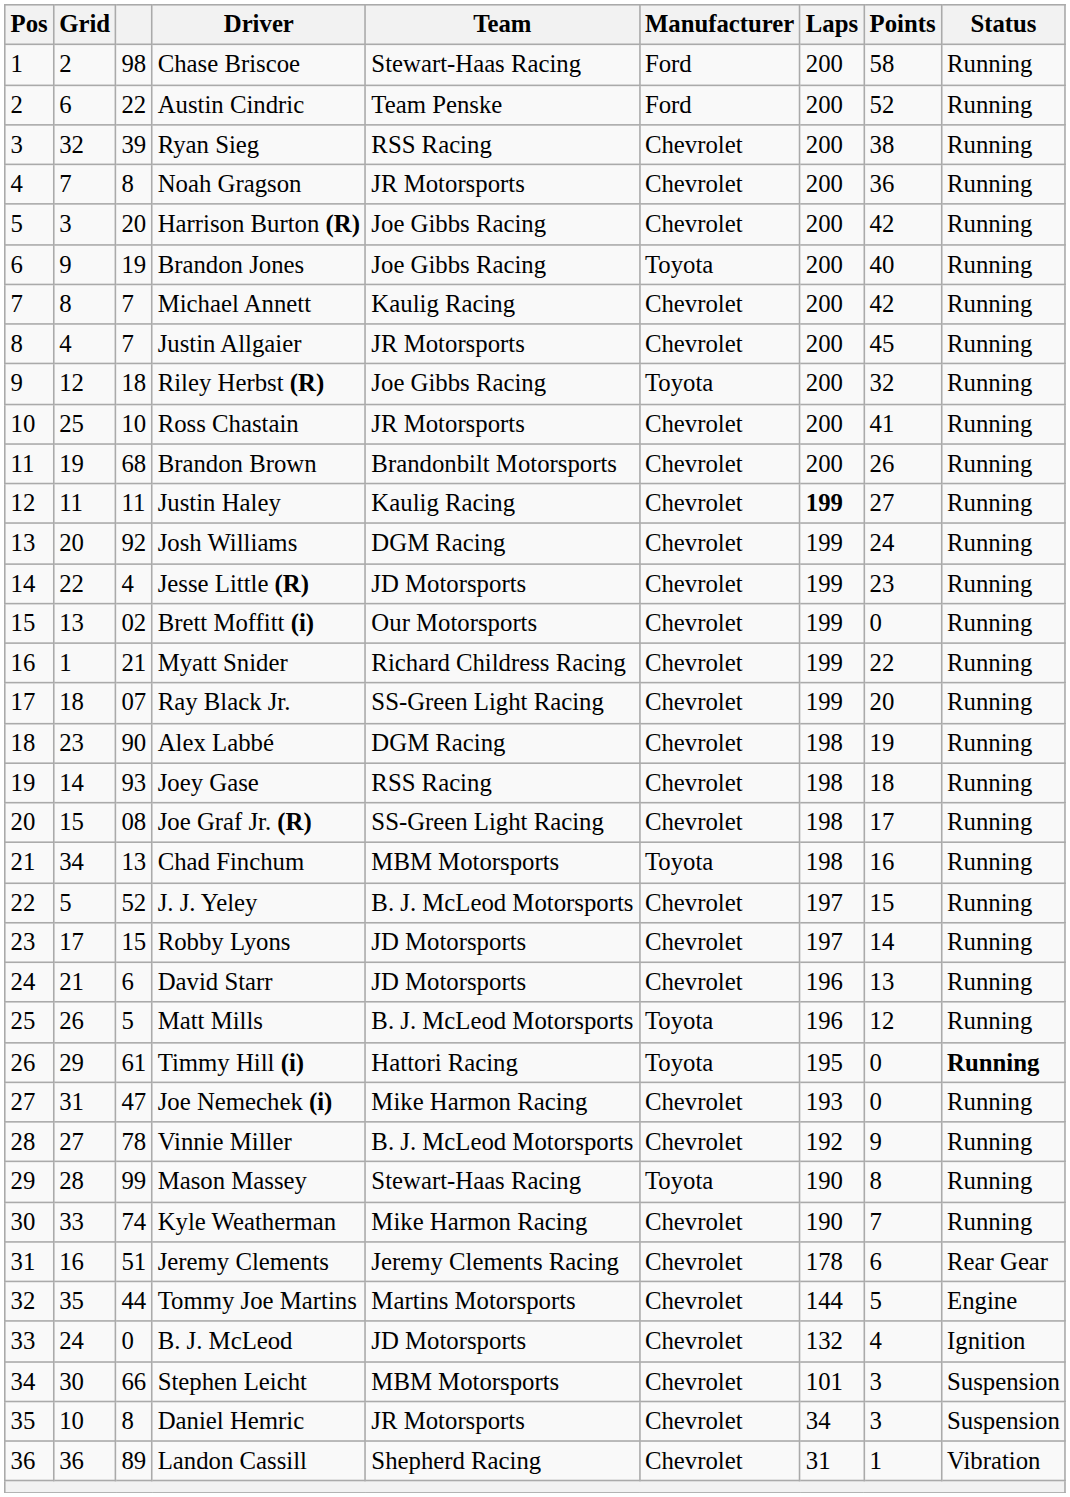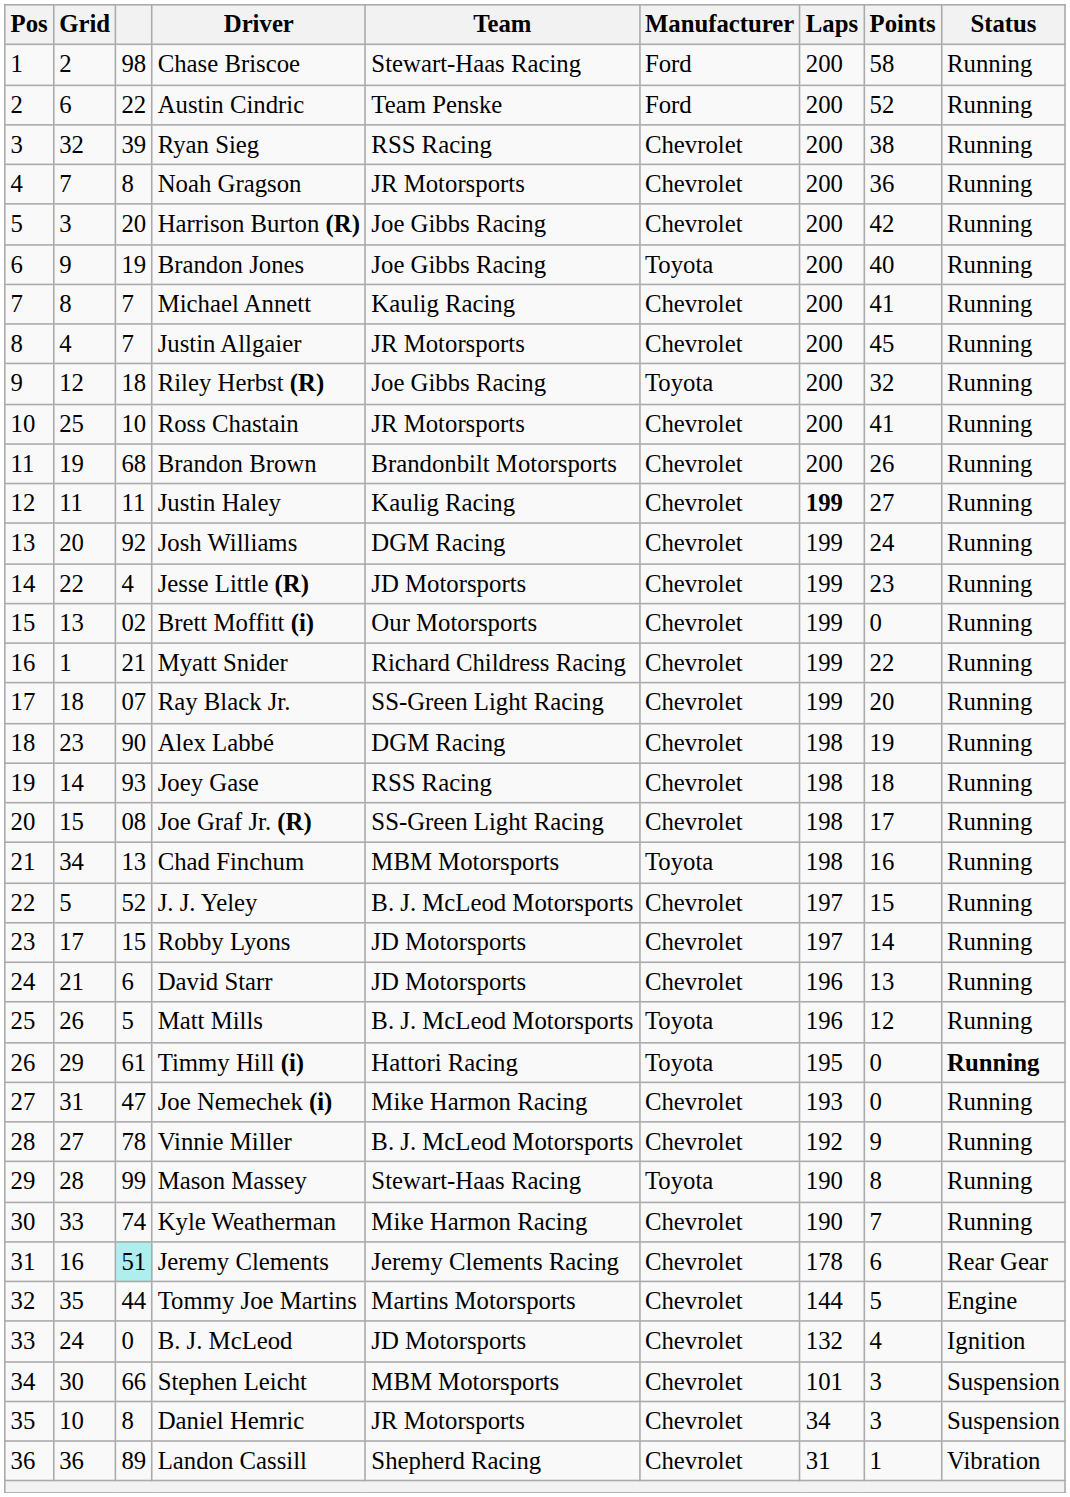(882, 303) 42 -> (882, 303) 41
(134, 1260) no background -> (134, 1260) paleturquoise background
